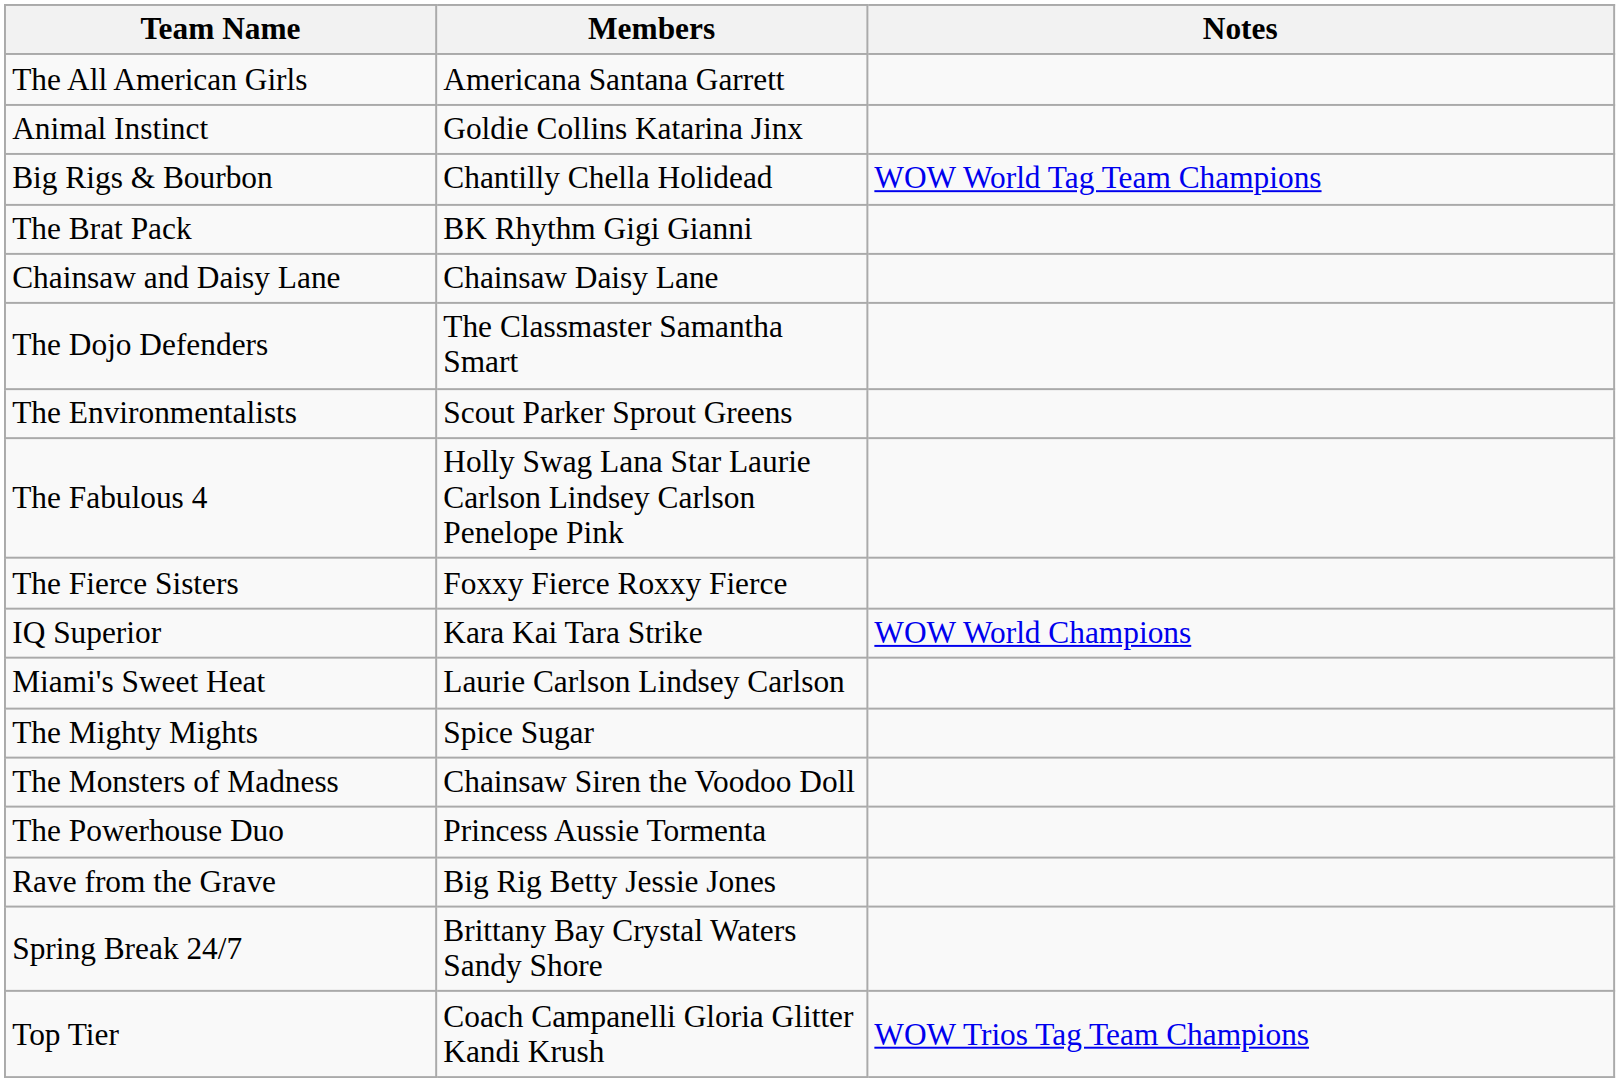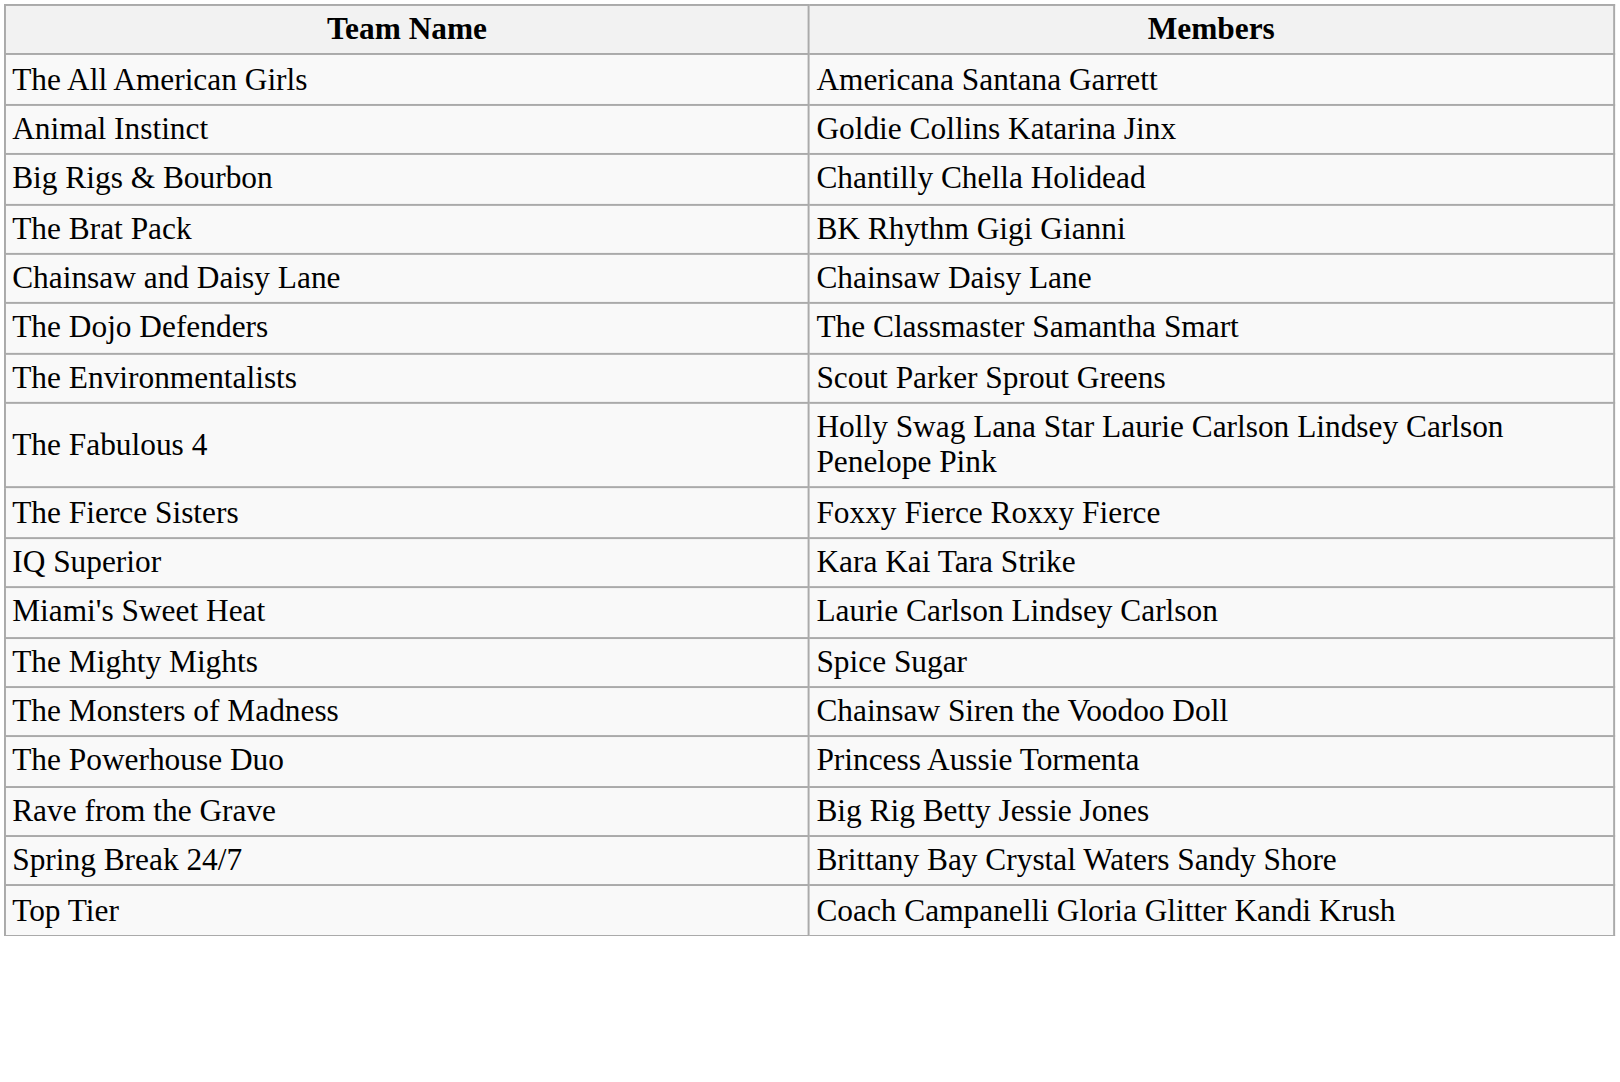- column: (1240, 29)
